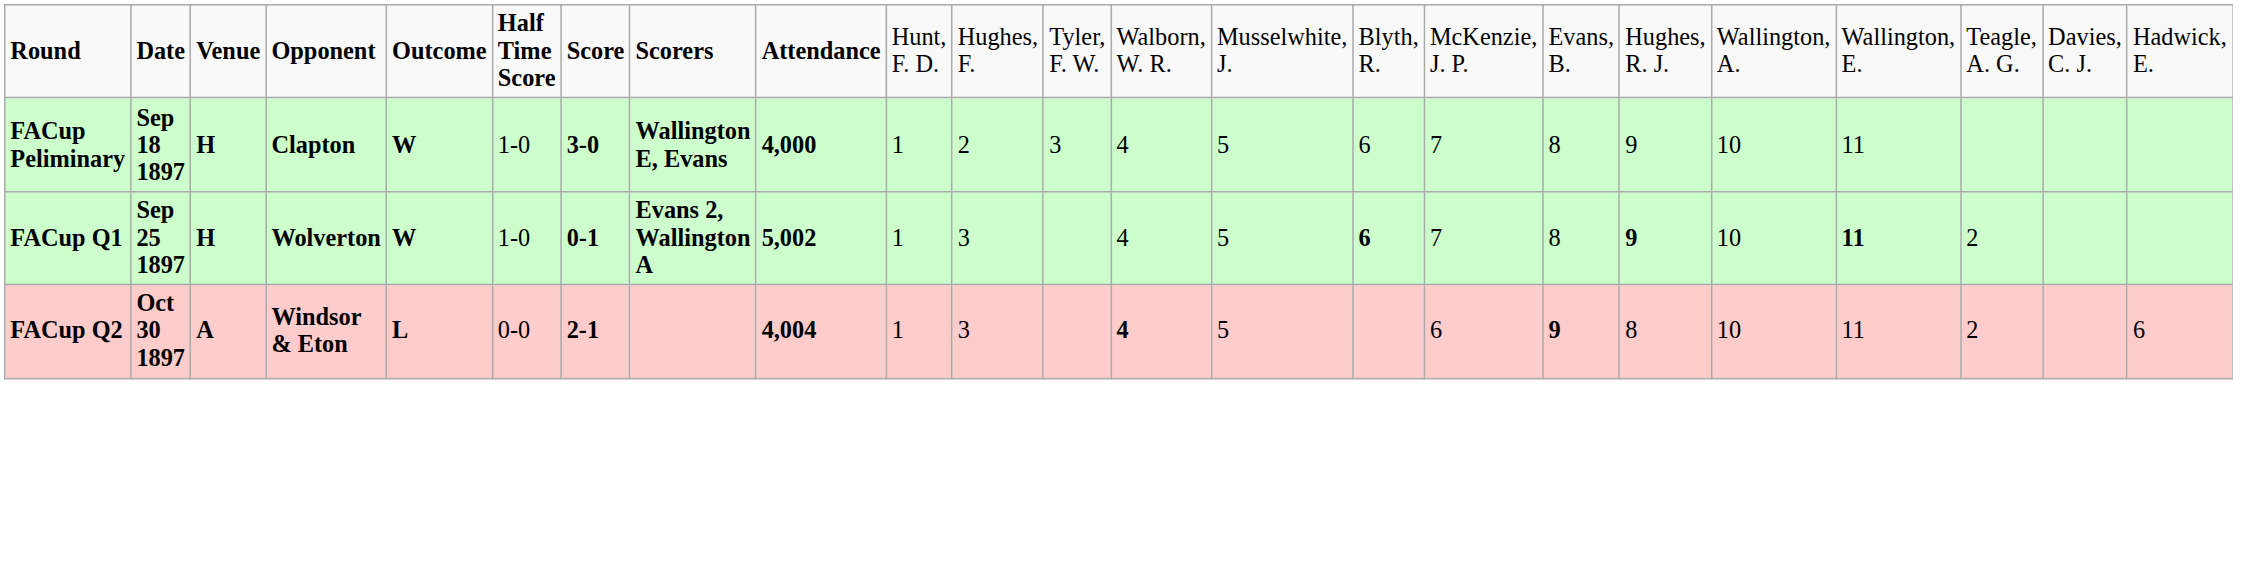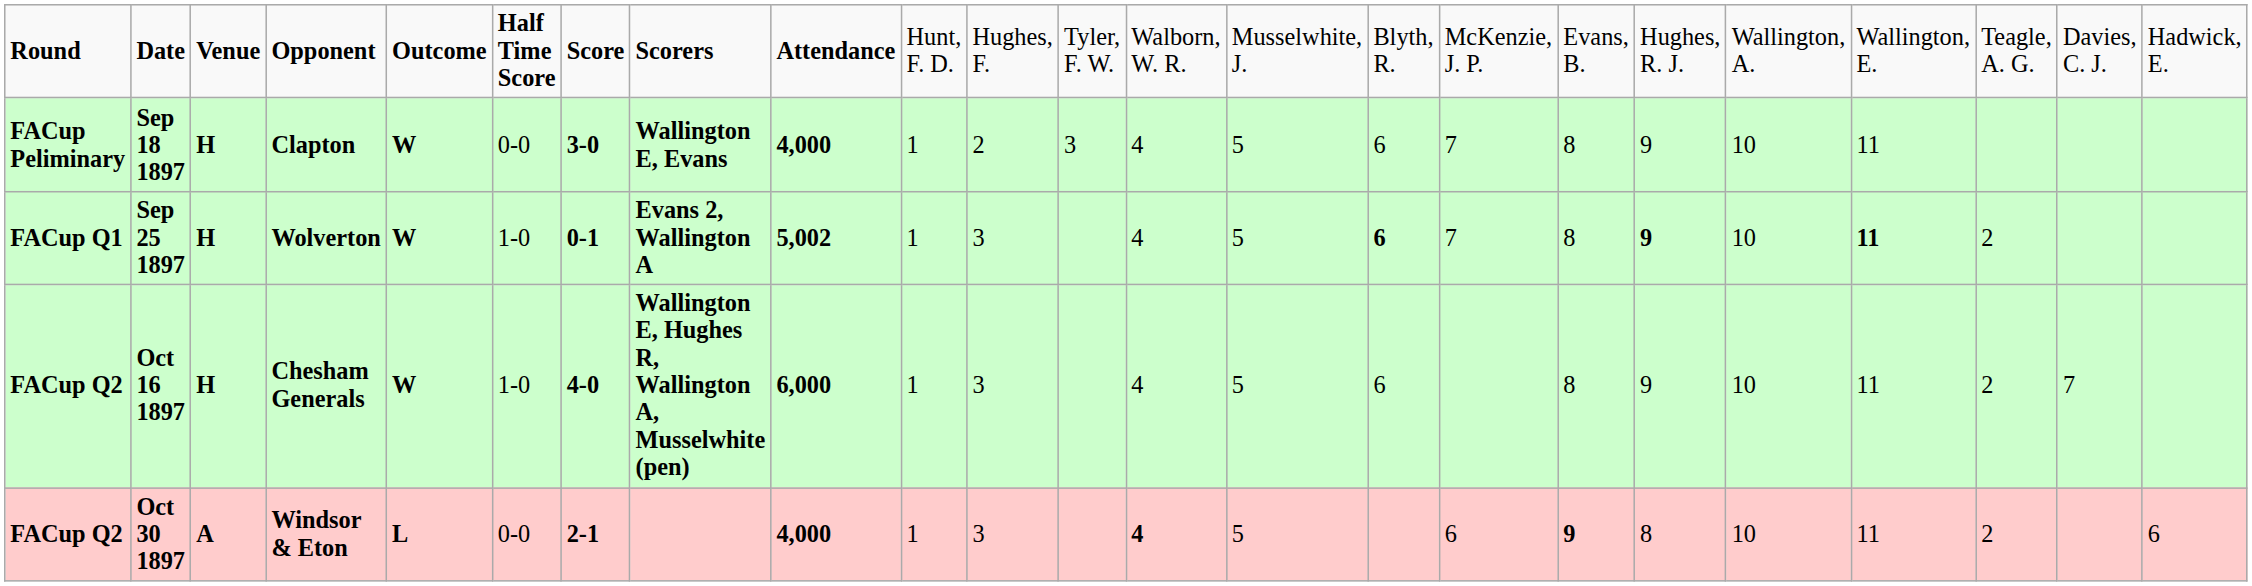(514, 144) 1-0 -> (514, 144) 0-0
+ row: (161, 385)
(789, 331) 4,004 -> (804, 533) 4,000
